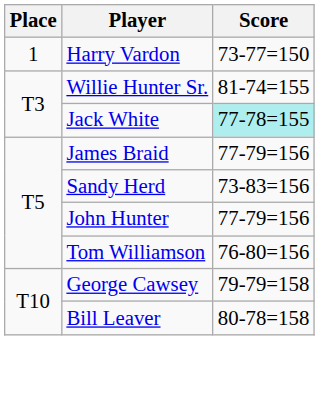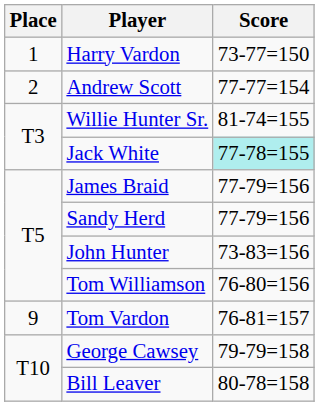+ row: (124, 86)
(264, 185) 73-83=156 -> (264, 218) 77-79=156
(264, 218) 77-79=156 -> (264, 251) 73-83=156
+ row: (118, 317)
